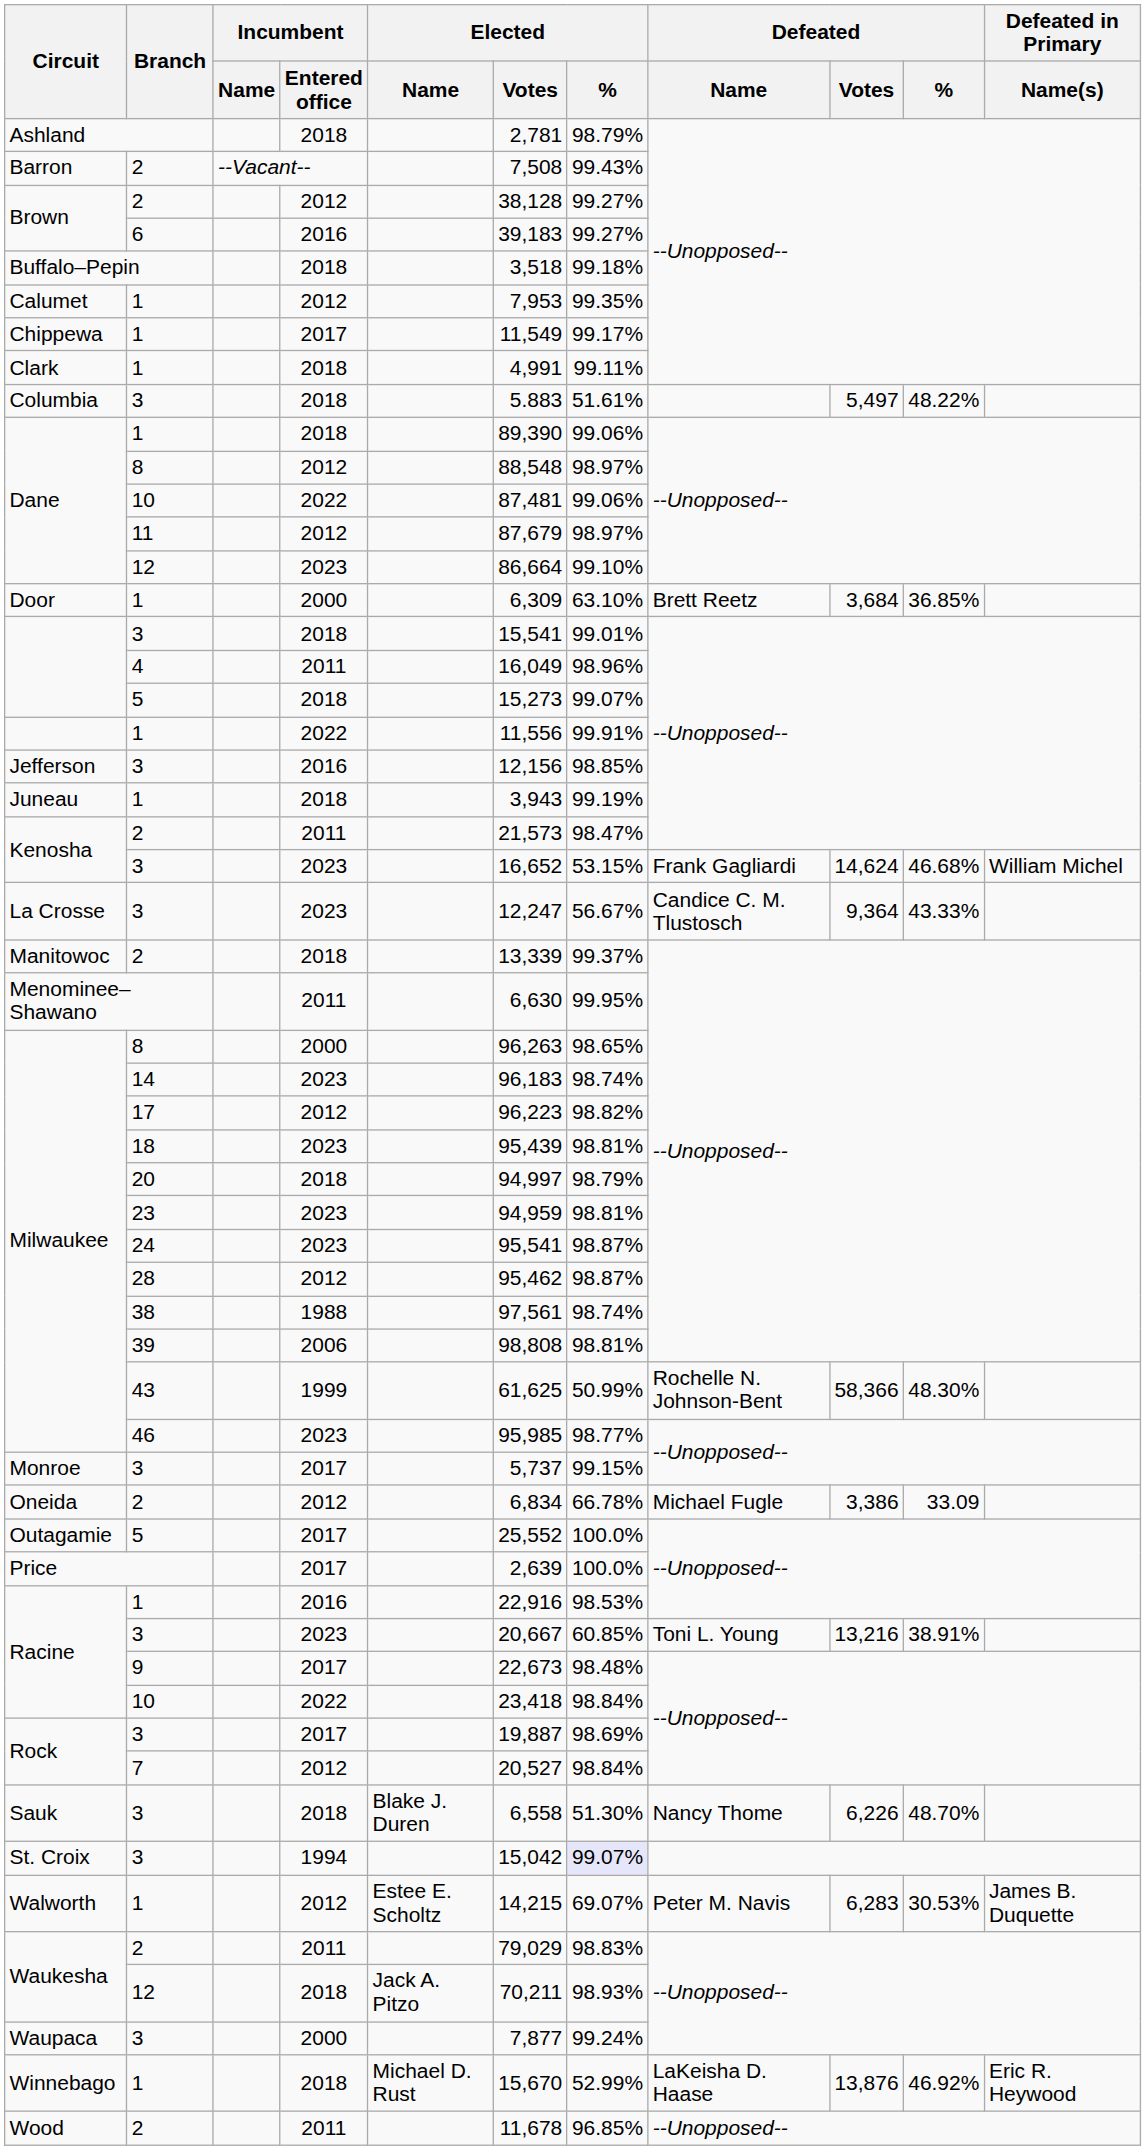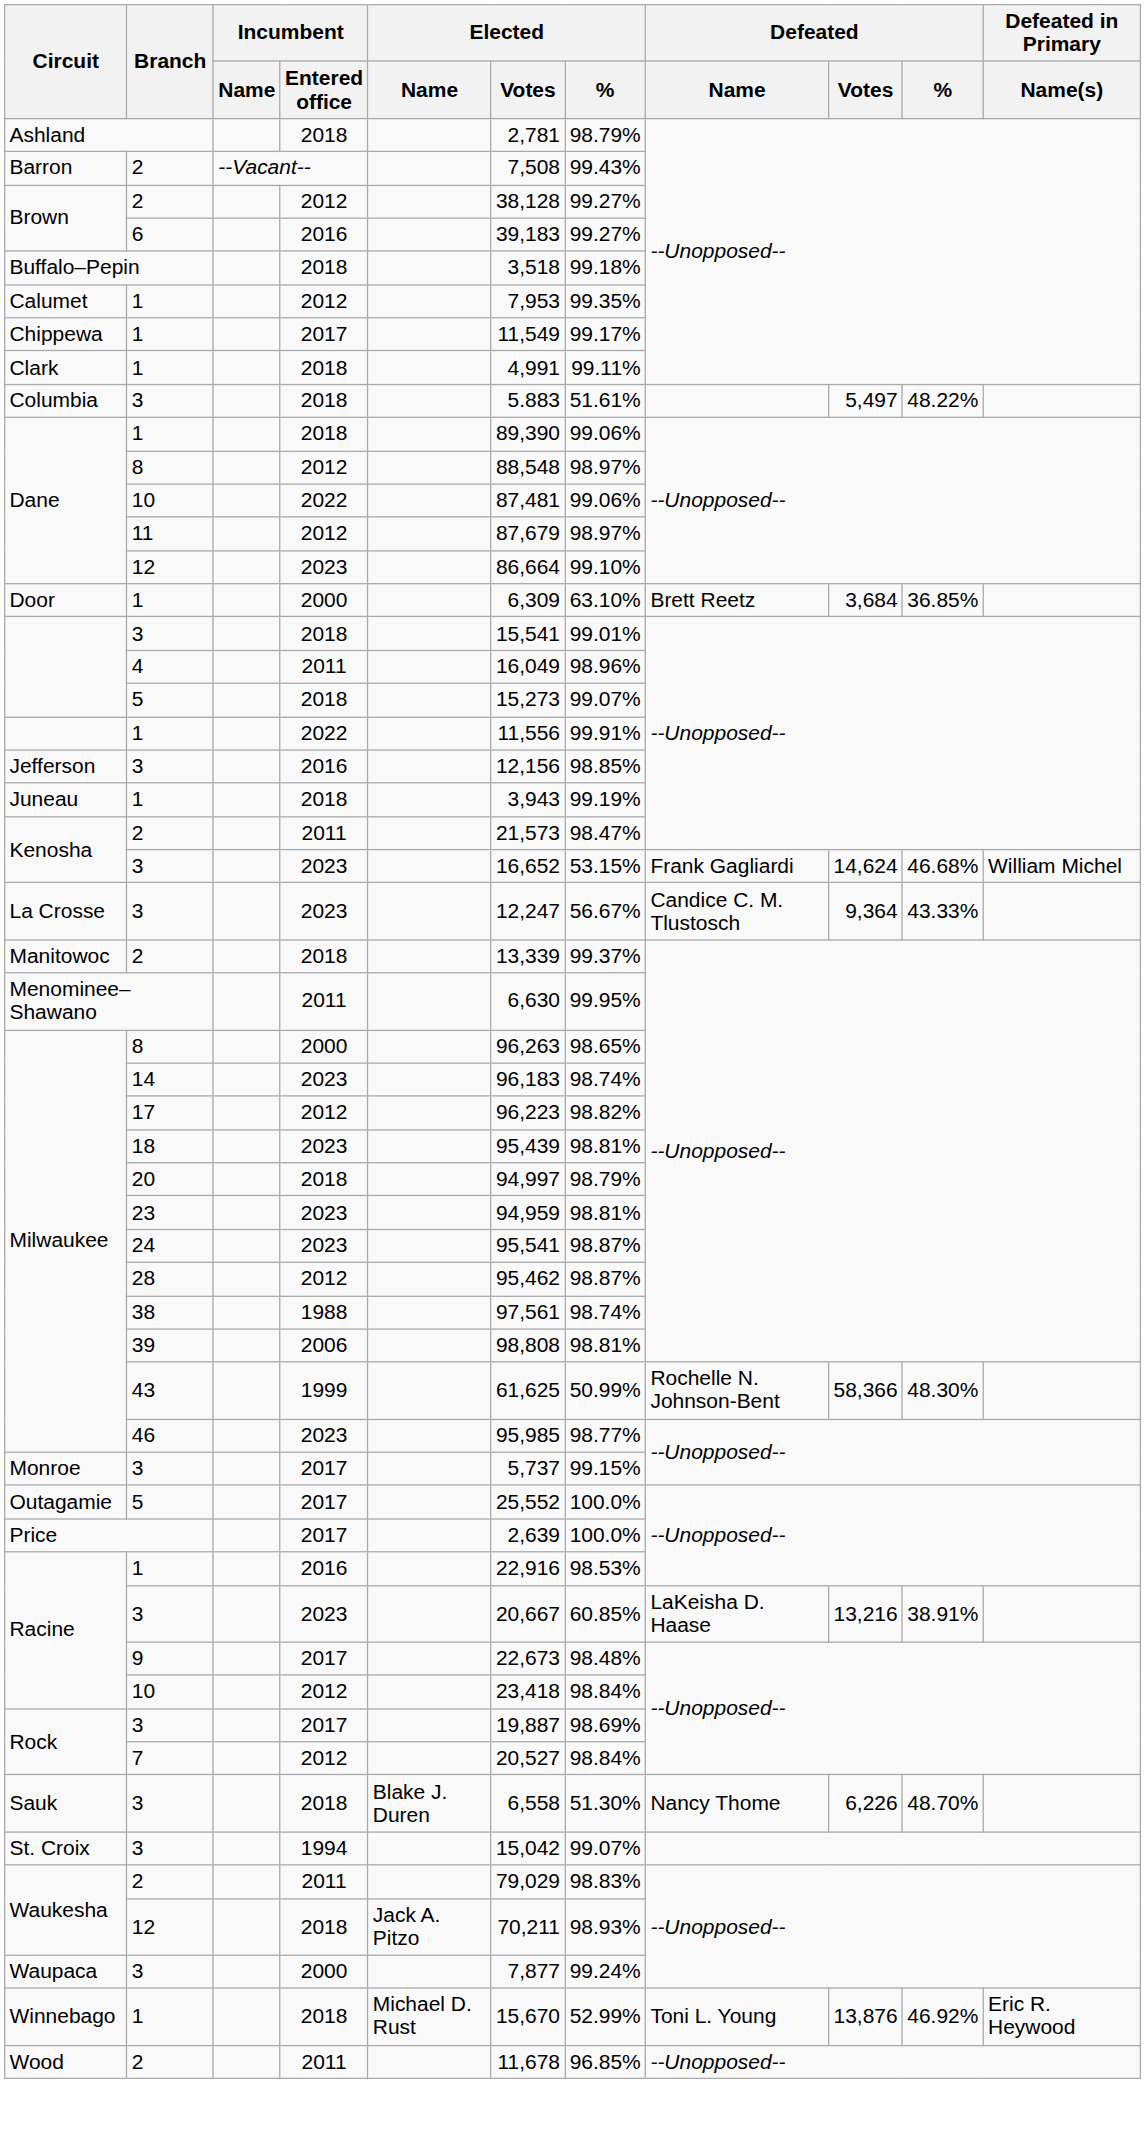- row: (43, 1501)
(716, 1634) Toni L. Young -> (708, 1613) LaKeisha D. Haase
(324, 1701) 2022 -> (324, 1691) 2012
(607, 1857) lavender background -> (605, 1848) no background
- row: (53, 1902)
(710, 2083) LaKeisha D. Haase -> (713, 2016) Toni L. Young
